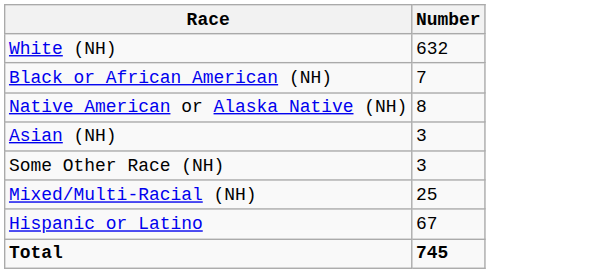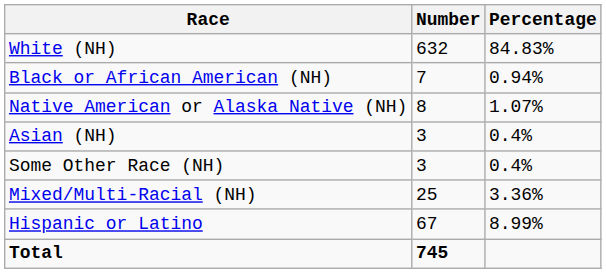+ column: (543, 19)
